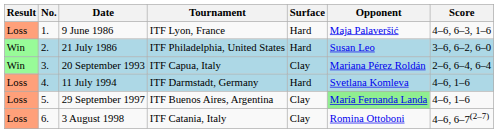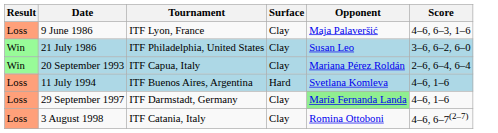- column: (49, 12)
(301, 30) Hard -> (279, 30) Clay
(301, 47) Hard -> (279, 47) Clay
(204, 82) ITF Darmstadt, Germany -> (191, 82) ITF Buenos Aires, Argentina
(212, 99) ITF Buenos Aires, Argentina -> (183, 99) ITF Darmstadt, Germany
